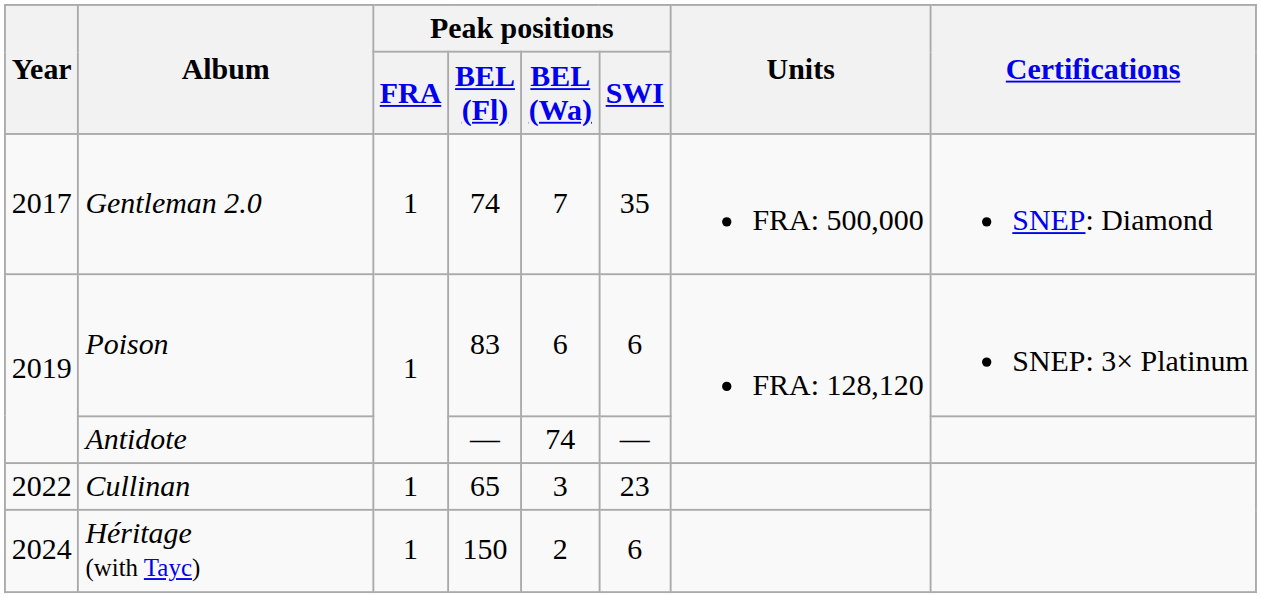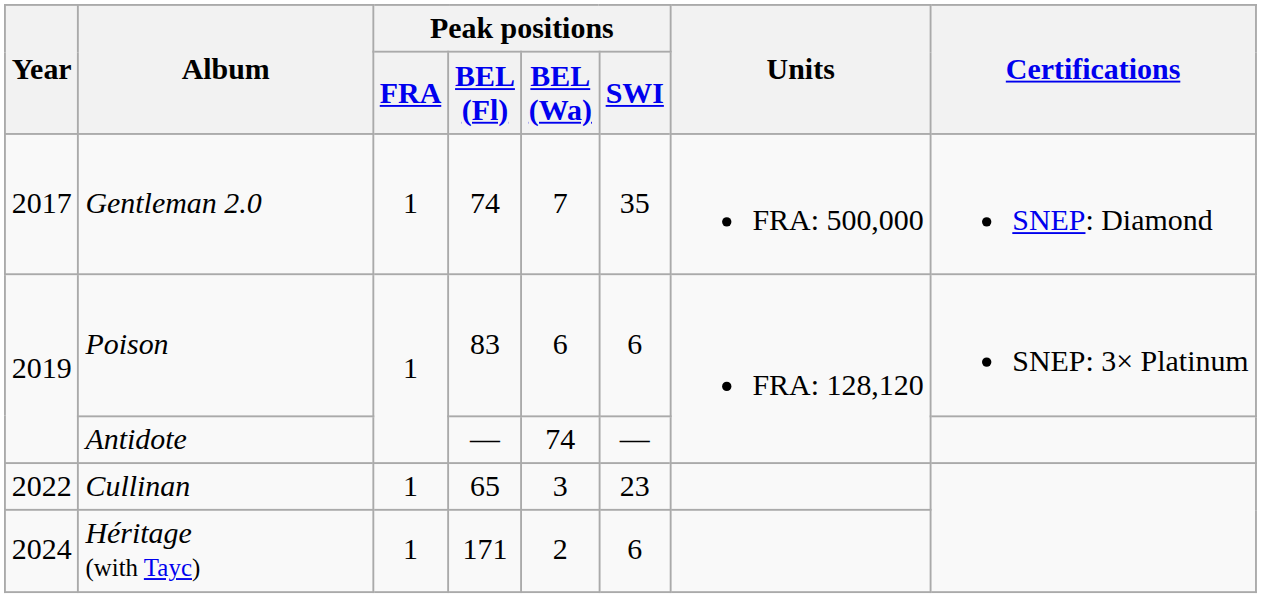(485, 550) 150 -> (485, 550) 171
